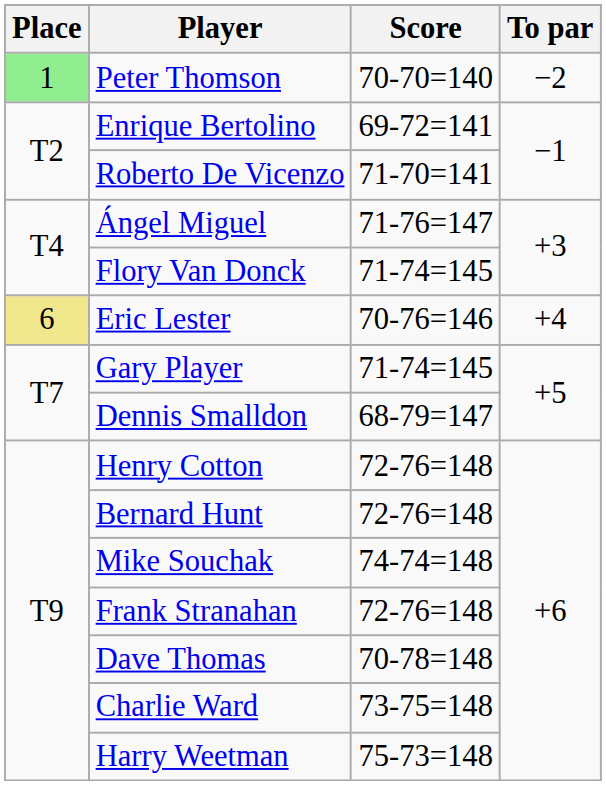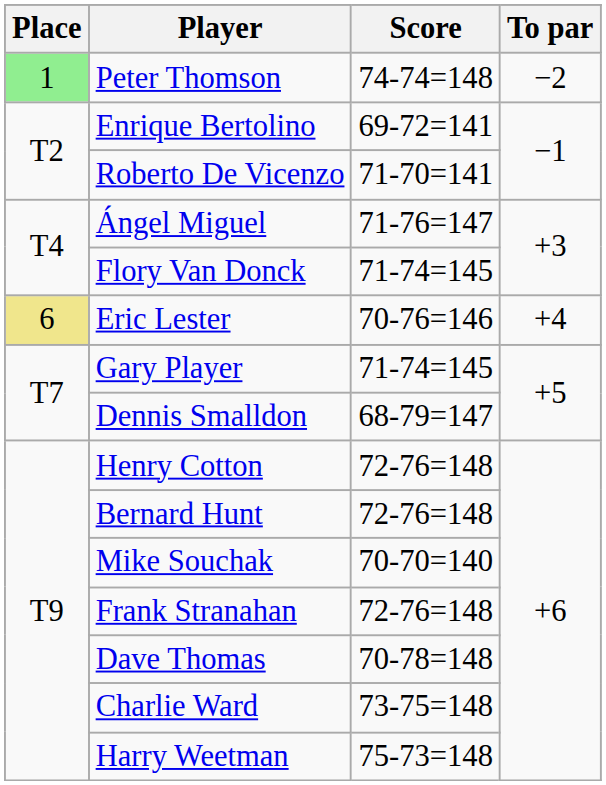(426, 77) 70-70=140 -> (426, 77) 74-74=148
(426, 561) 74-74=148 -> (426, 561) 70-70=140
